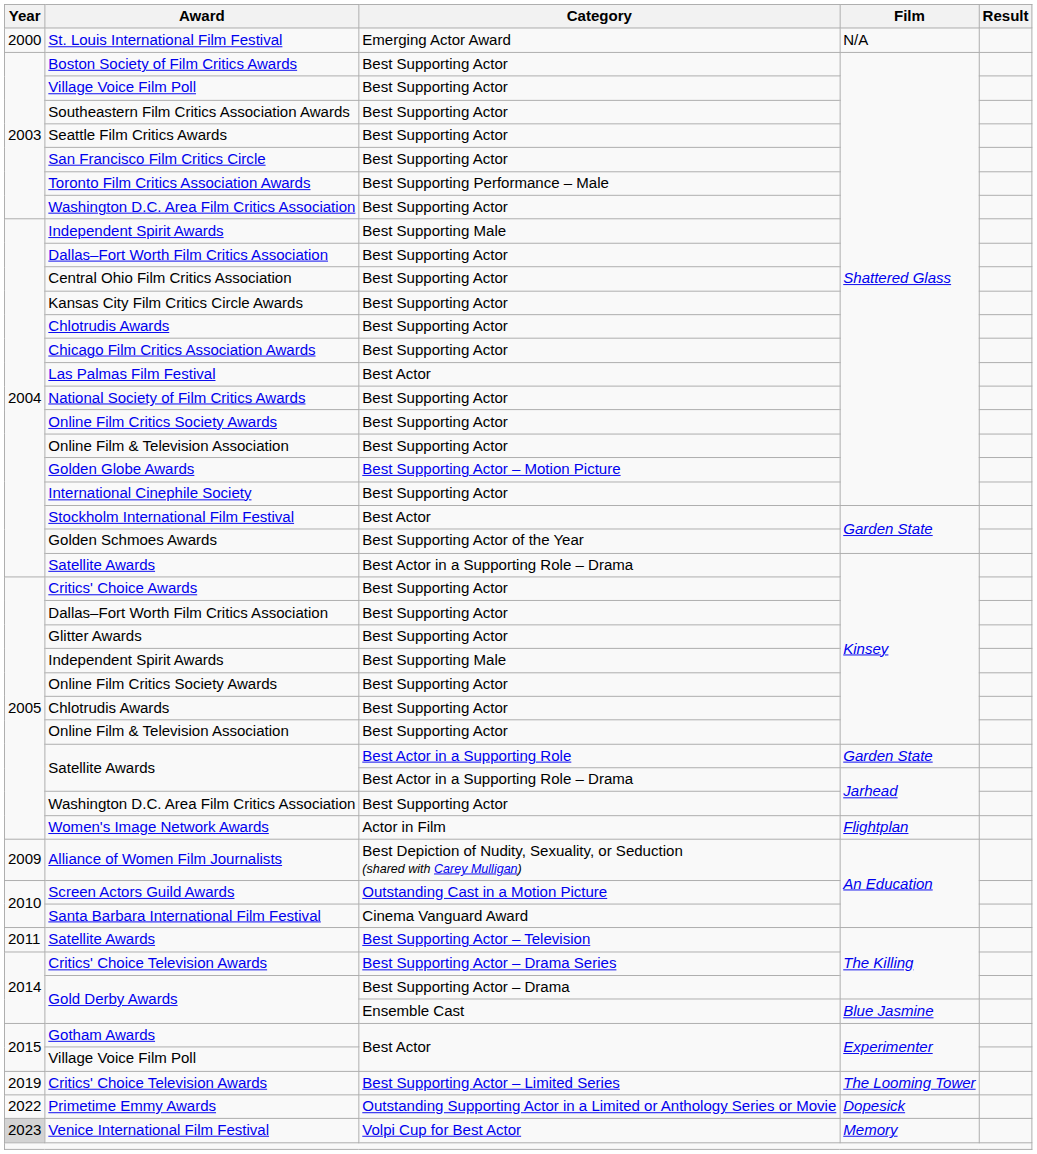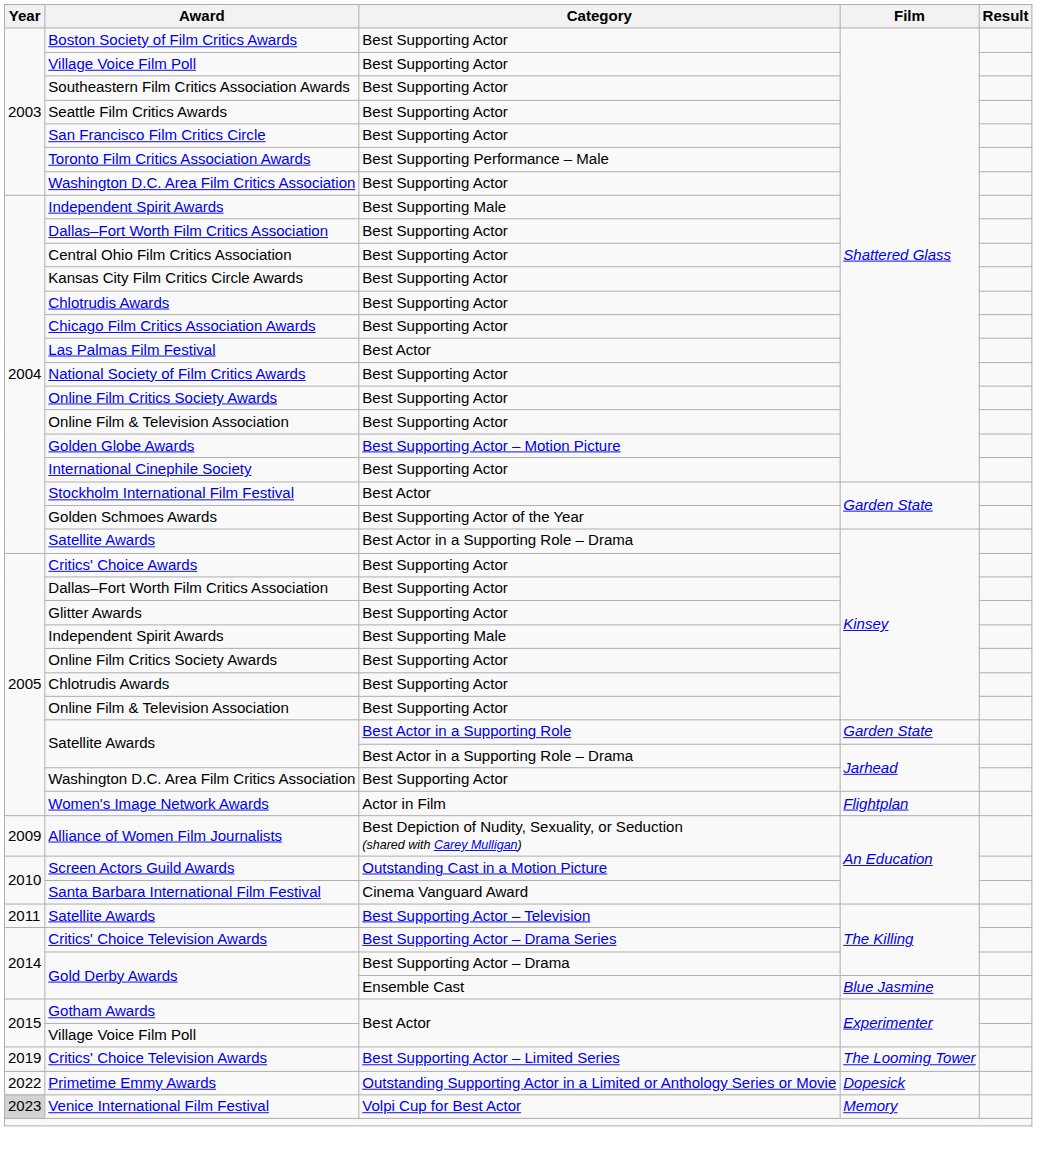- row: (165, 40)
